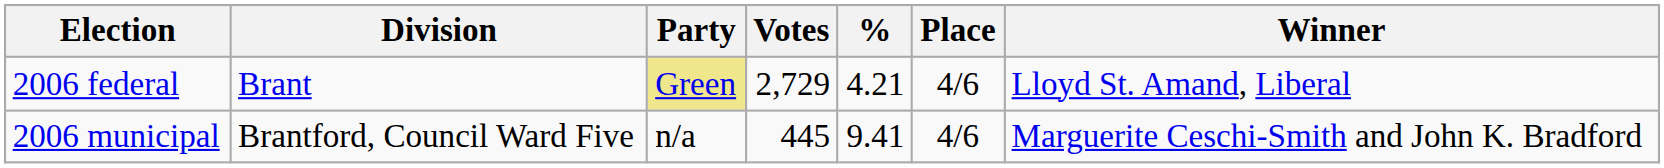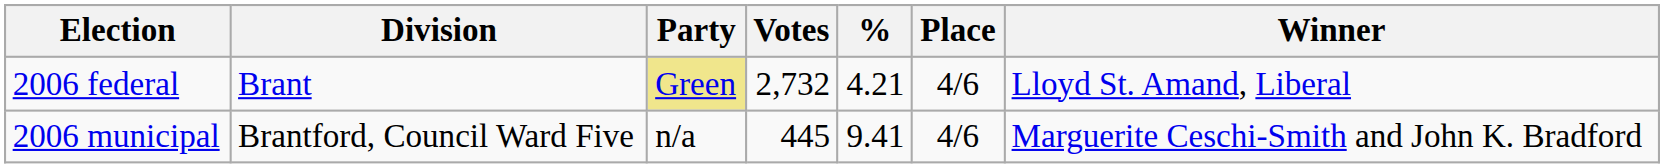(793, 83) 2,729 -> (793, 83) 2,732
